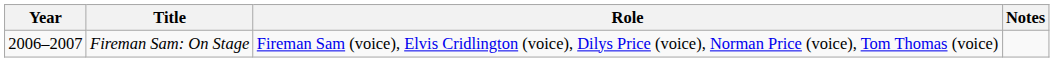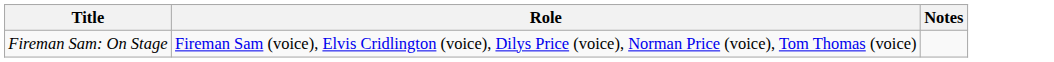- column: (45, 17)
